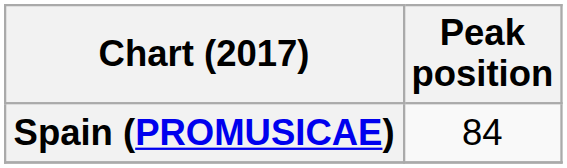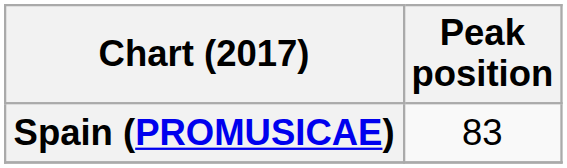(482, 132) 84 -> (482, 132) 83
